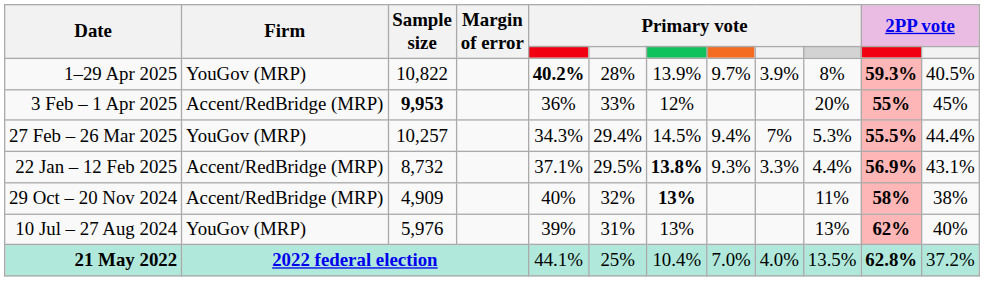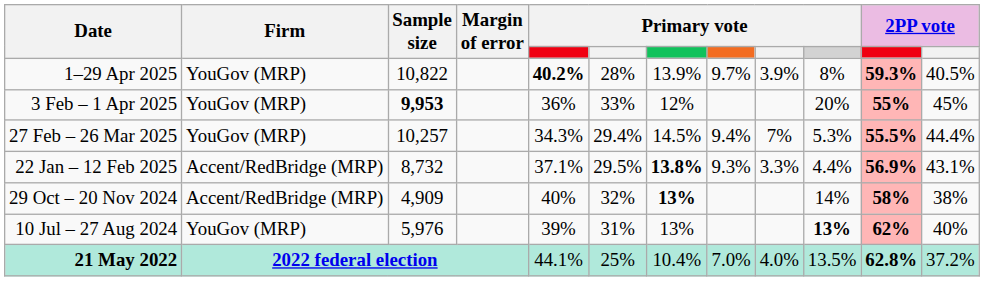(285, 104) Accent/RedBridge (MRP) -> (246, 104) YouGov (MRP)
(832, 198) 11% -> (832, 198) 14%
(832, 229) normal -> (832, 229) bold
